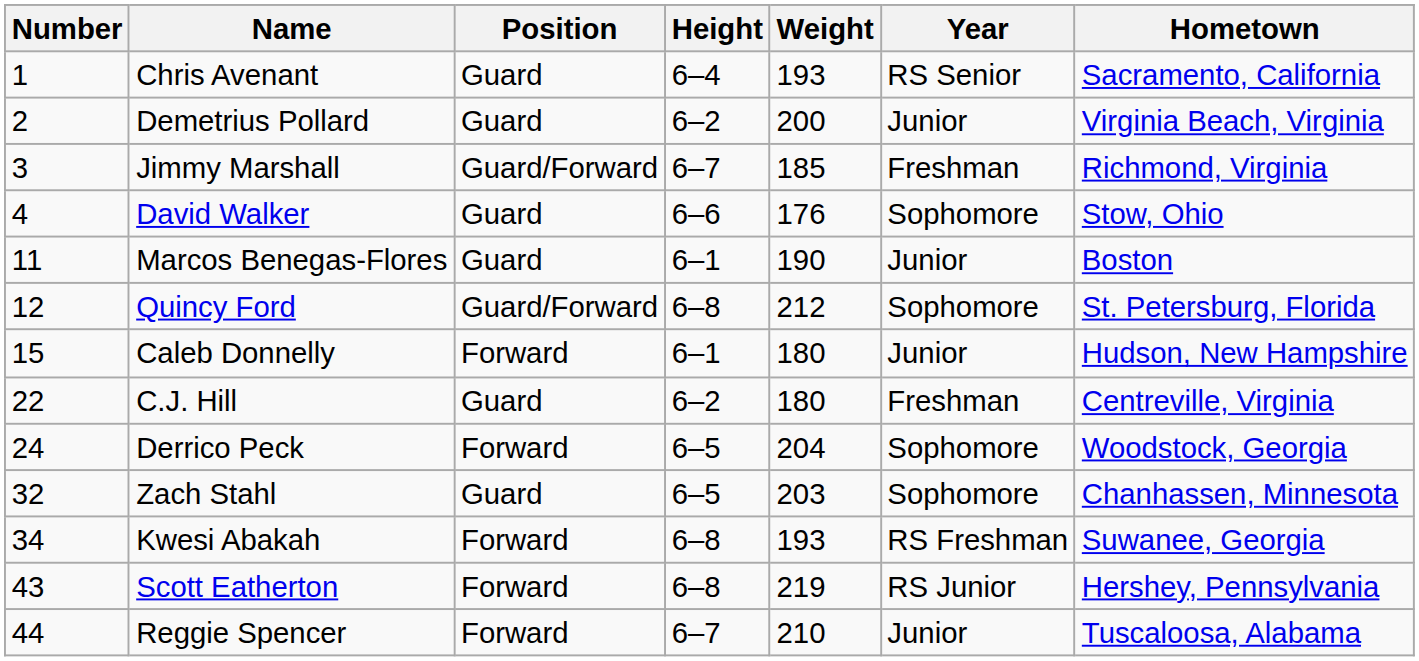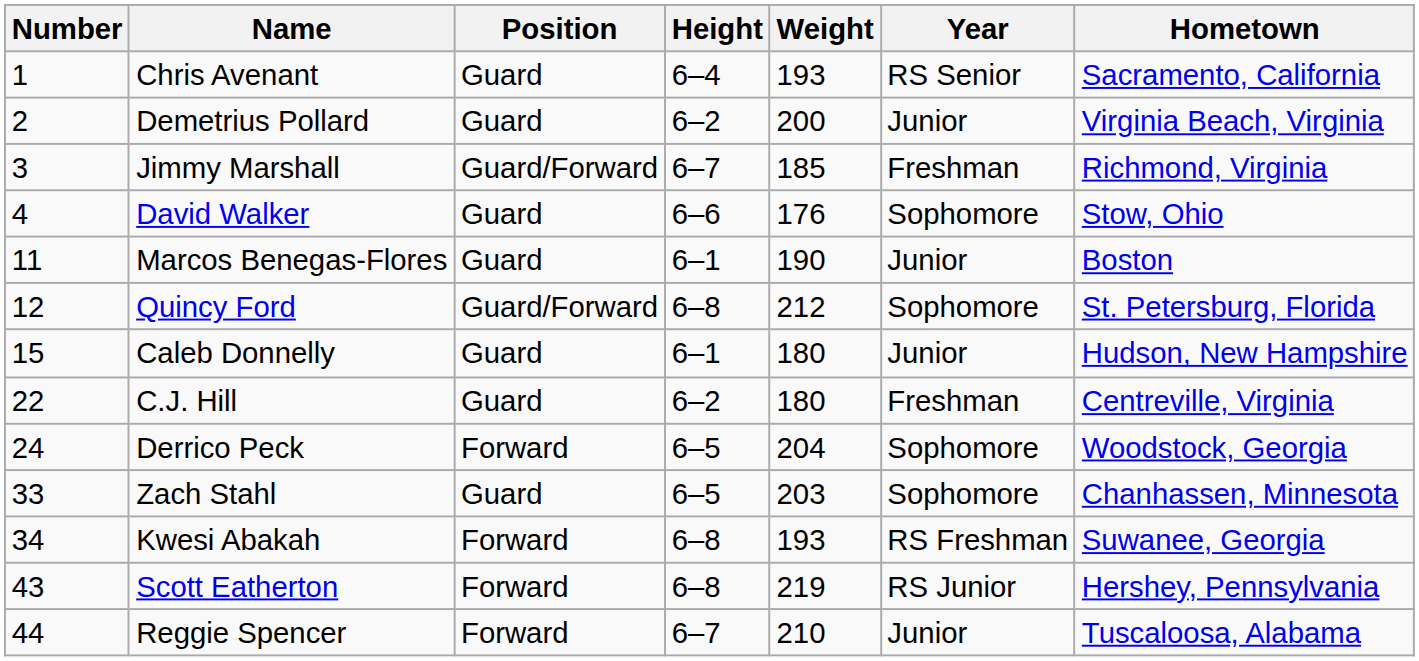(515, 353) Forward -> (502, 353) Guard
(28, 493) 32 -> (28, 493) 33
